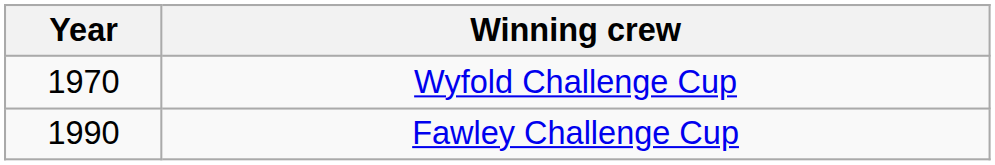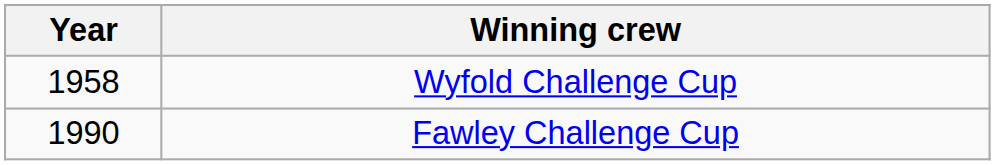(84, 81) 1970 -> (84, 81) 1958
